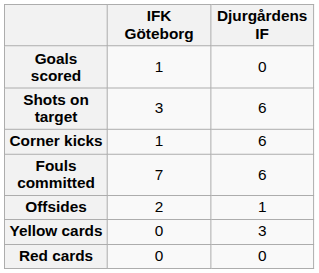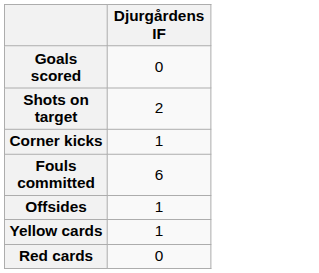- column: (159, 25)
(262, 108) 6 -> (159, 108) 2
(262, 141) 6 -> (159, 141) 1
(262, 231) 3 -> (159, 231) 1
